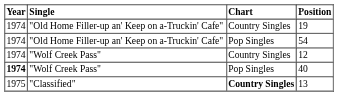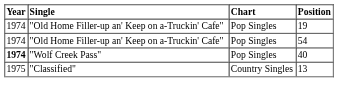(259, 26) Country Singles -> (254, 26) Pop Singles
- row: (303, 55)
(261, 84) bold -> (262, 69) normal
